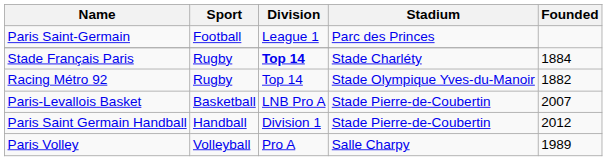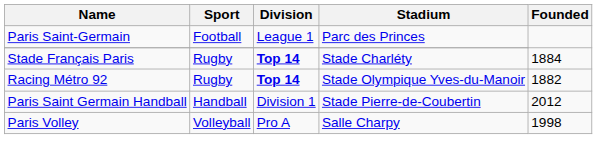(282, 79) normal -> (278, 79) bold
- row: (74, 101)
(556, 144) 1989 -> (546, 123) 1998
